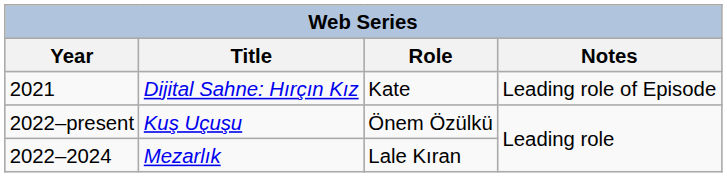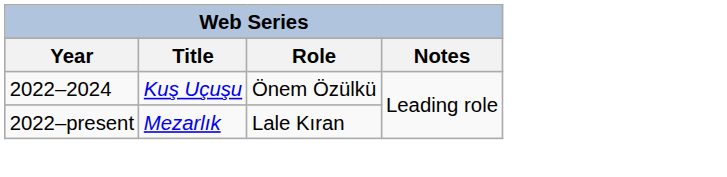- row: (251, 88)
(72, 122) 2022–present -> (61, 88) 2022–2024
(61, 156) 2022–2024 -> (72, 122) 2022–present
